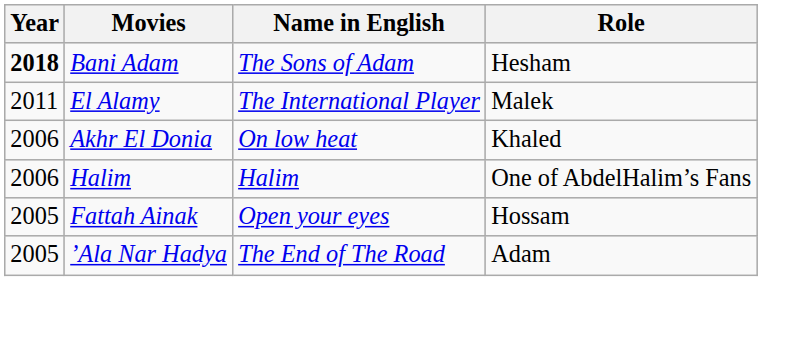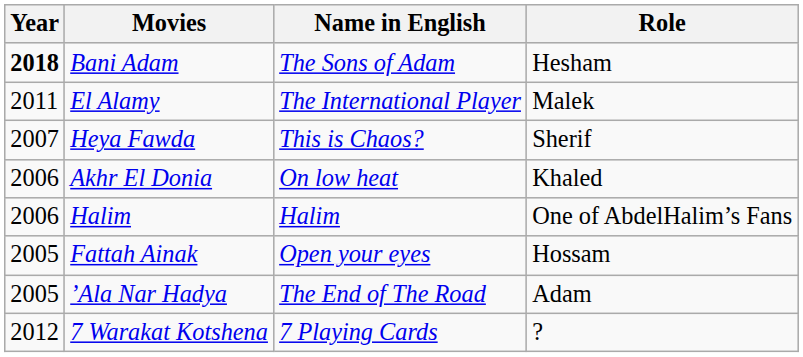+ row: (133, 139)
+ row: (169, 332)
